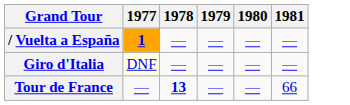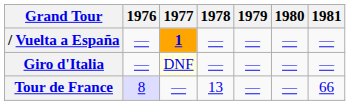+ column: (142, 16)
(179, 87) bold -> (216, 87) normal
